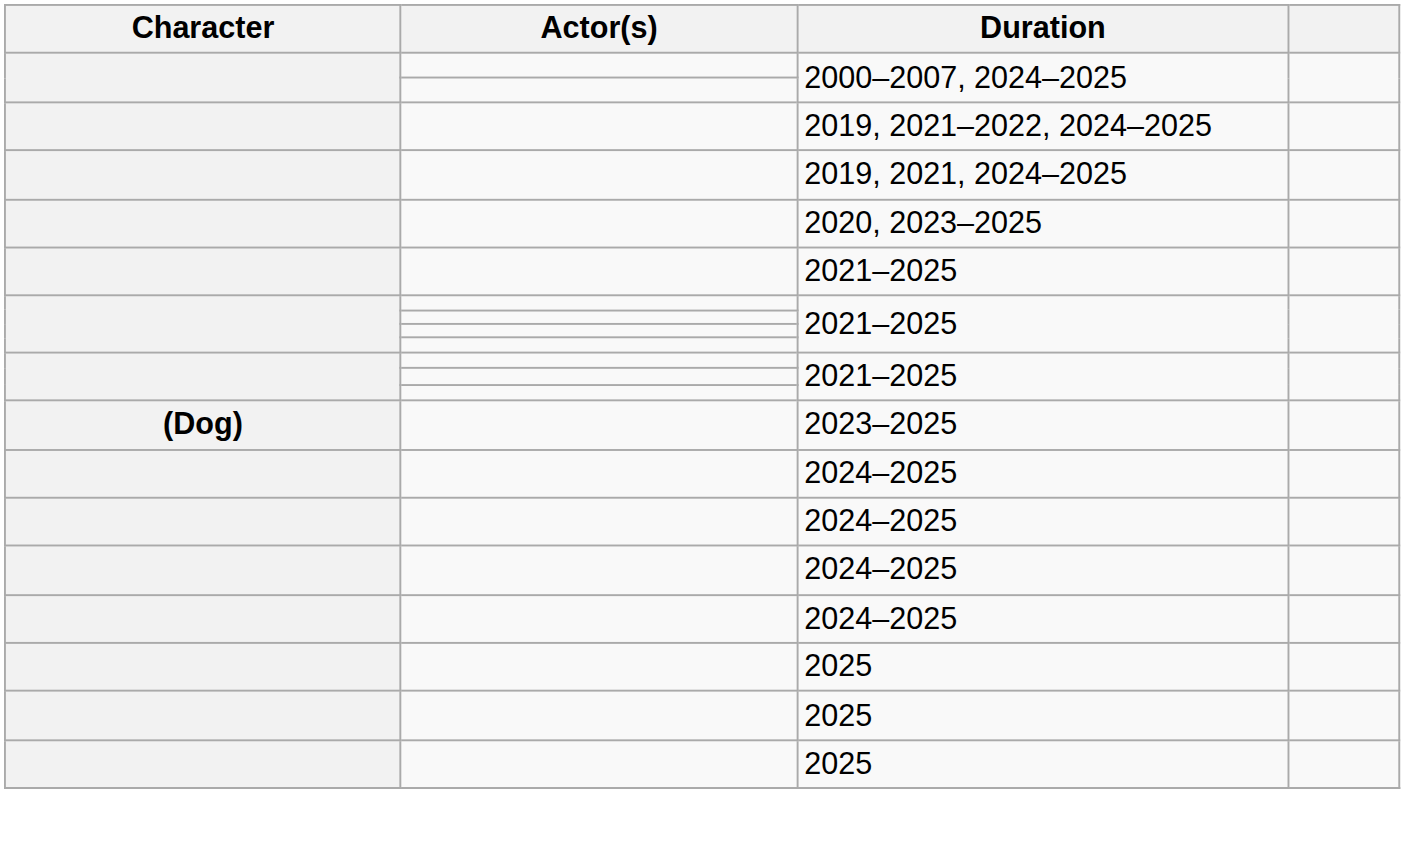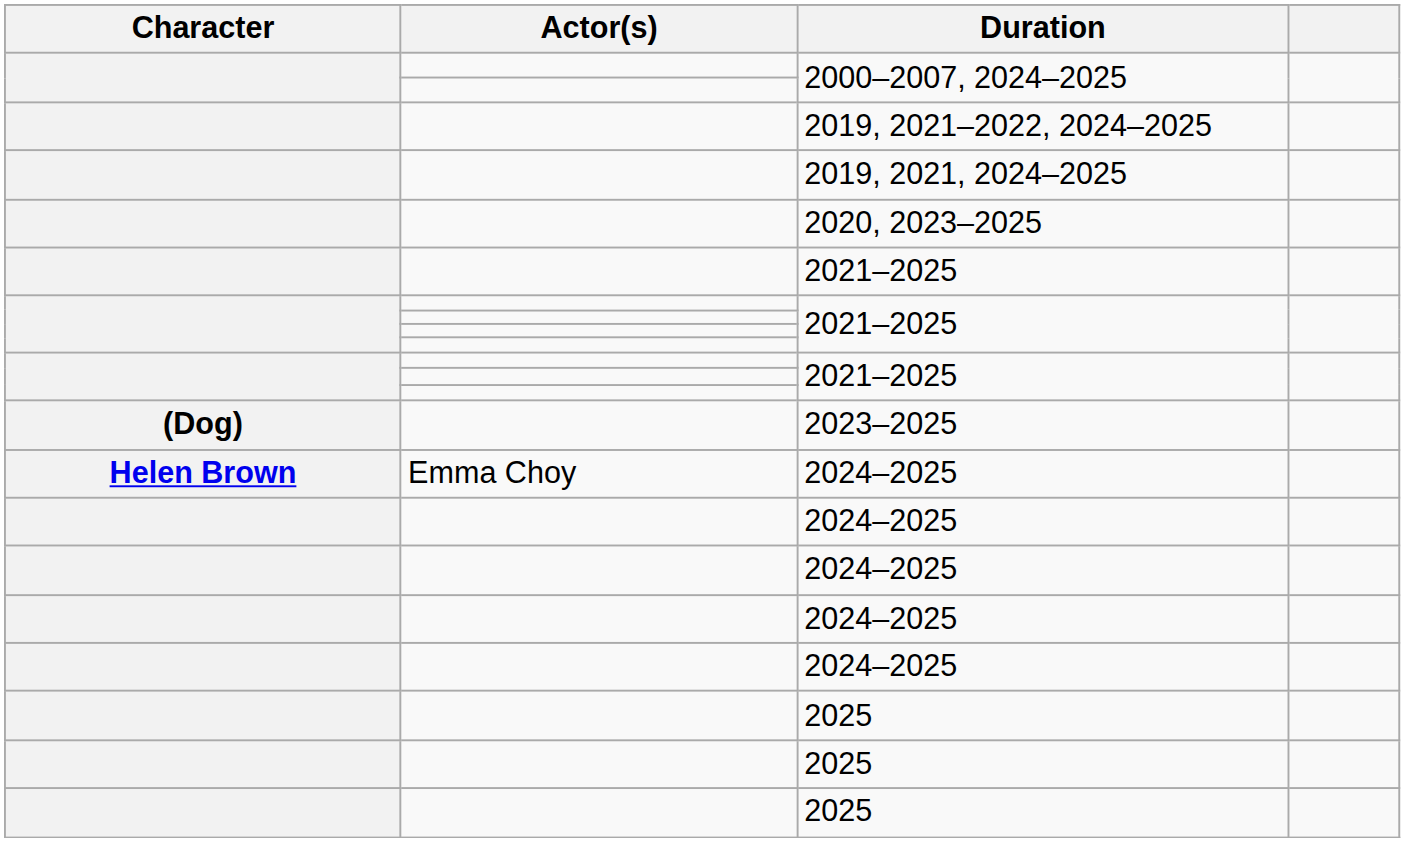+ row: (203, 472)
